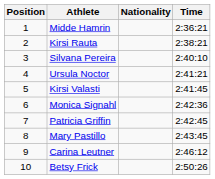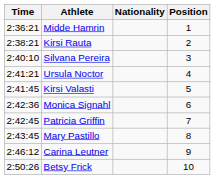columns swapped: (26, 12) <-> (191, 12)
